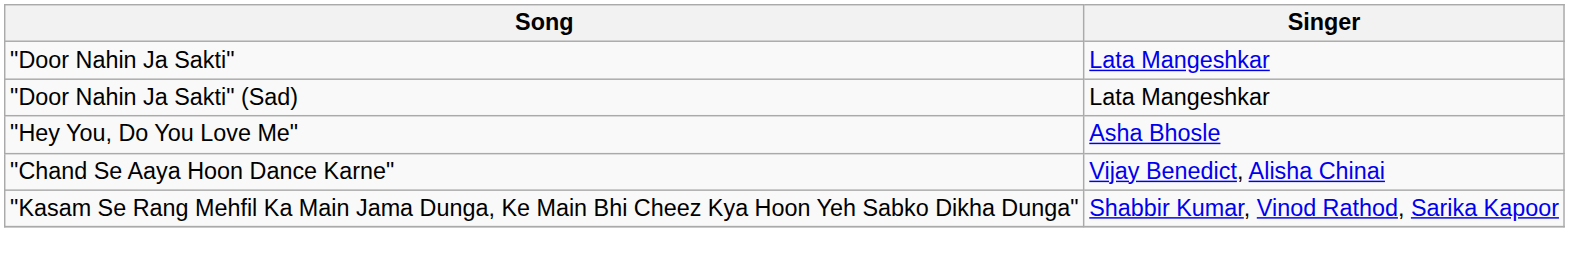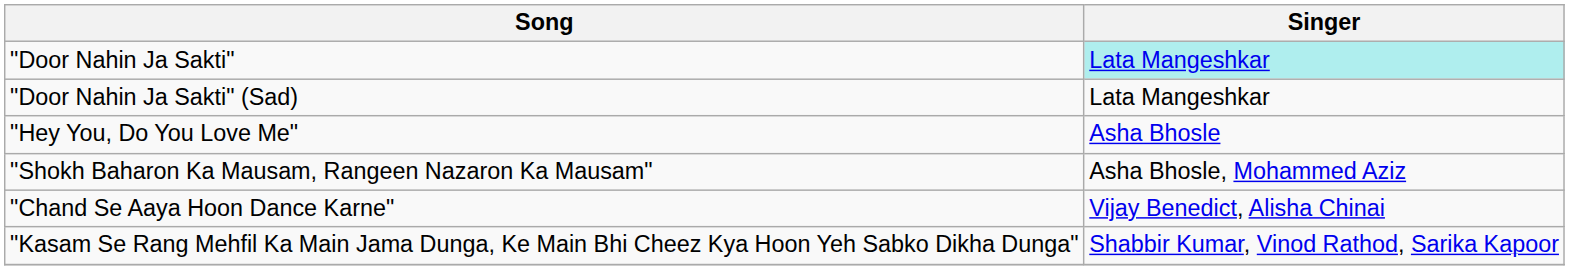(1180, 60) no background -> (1180, 60) paleturquoise background
+ row: (331, 171)
